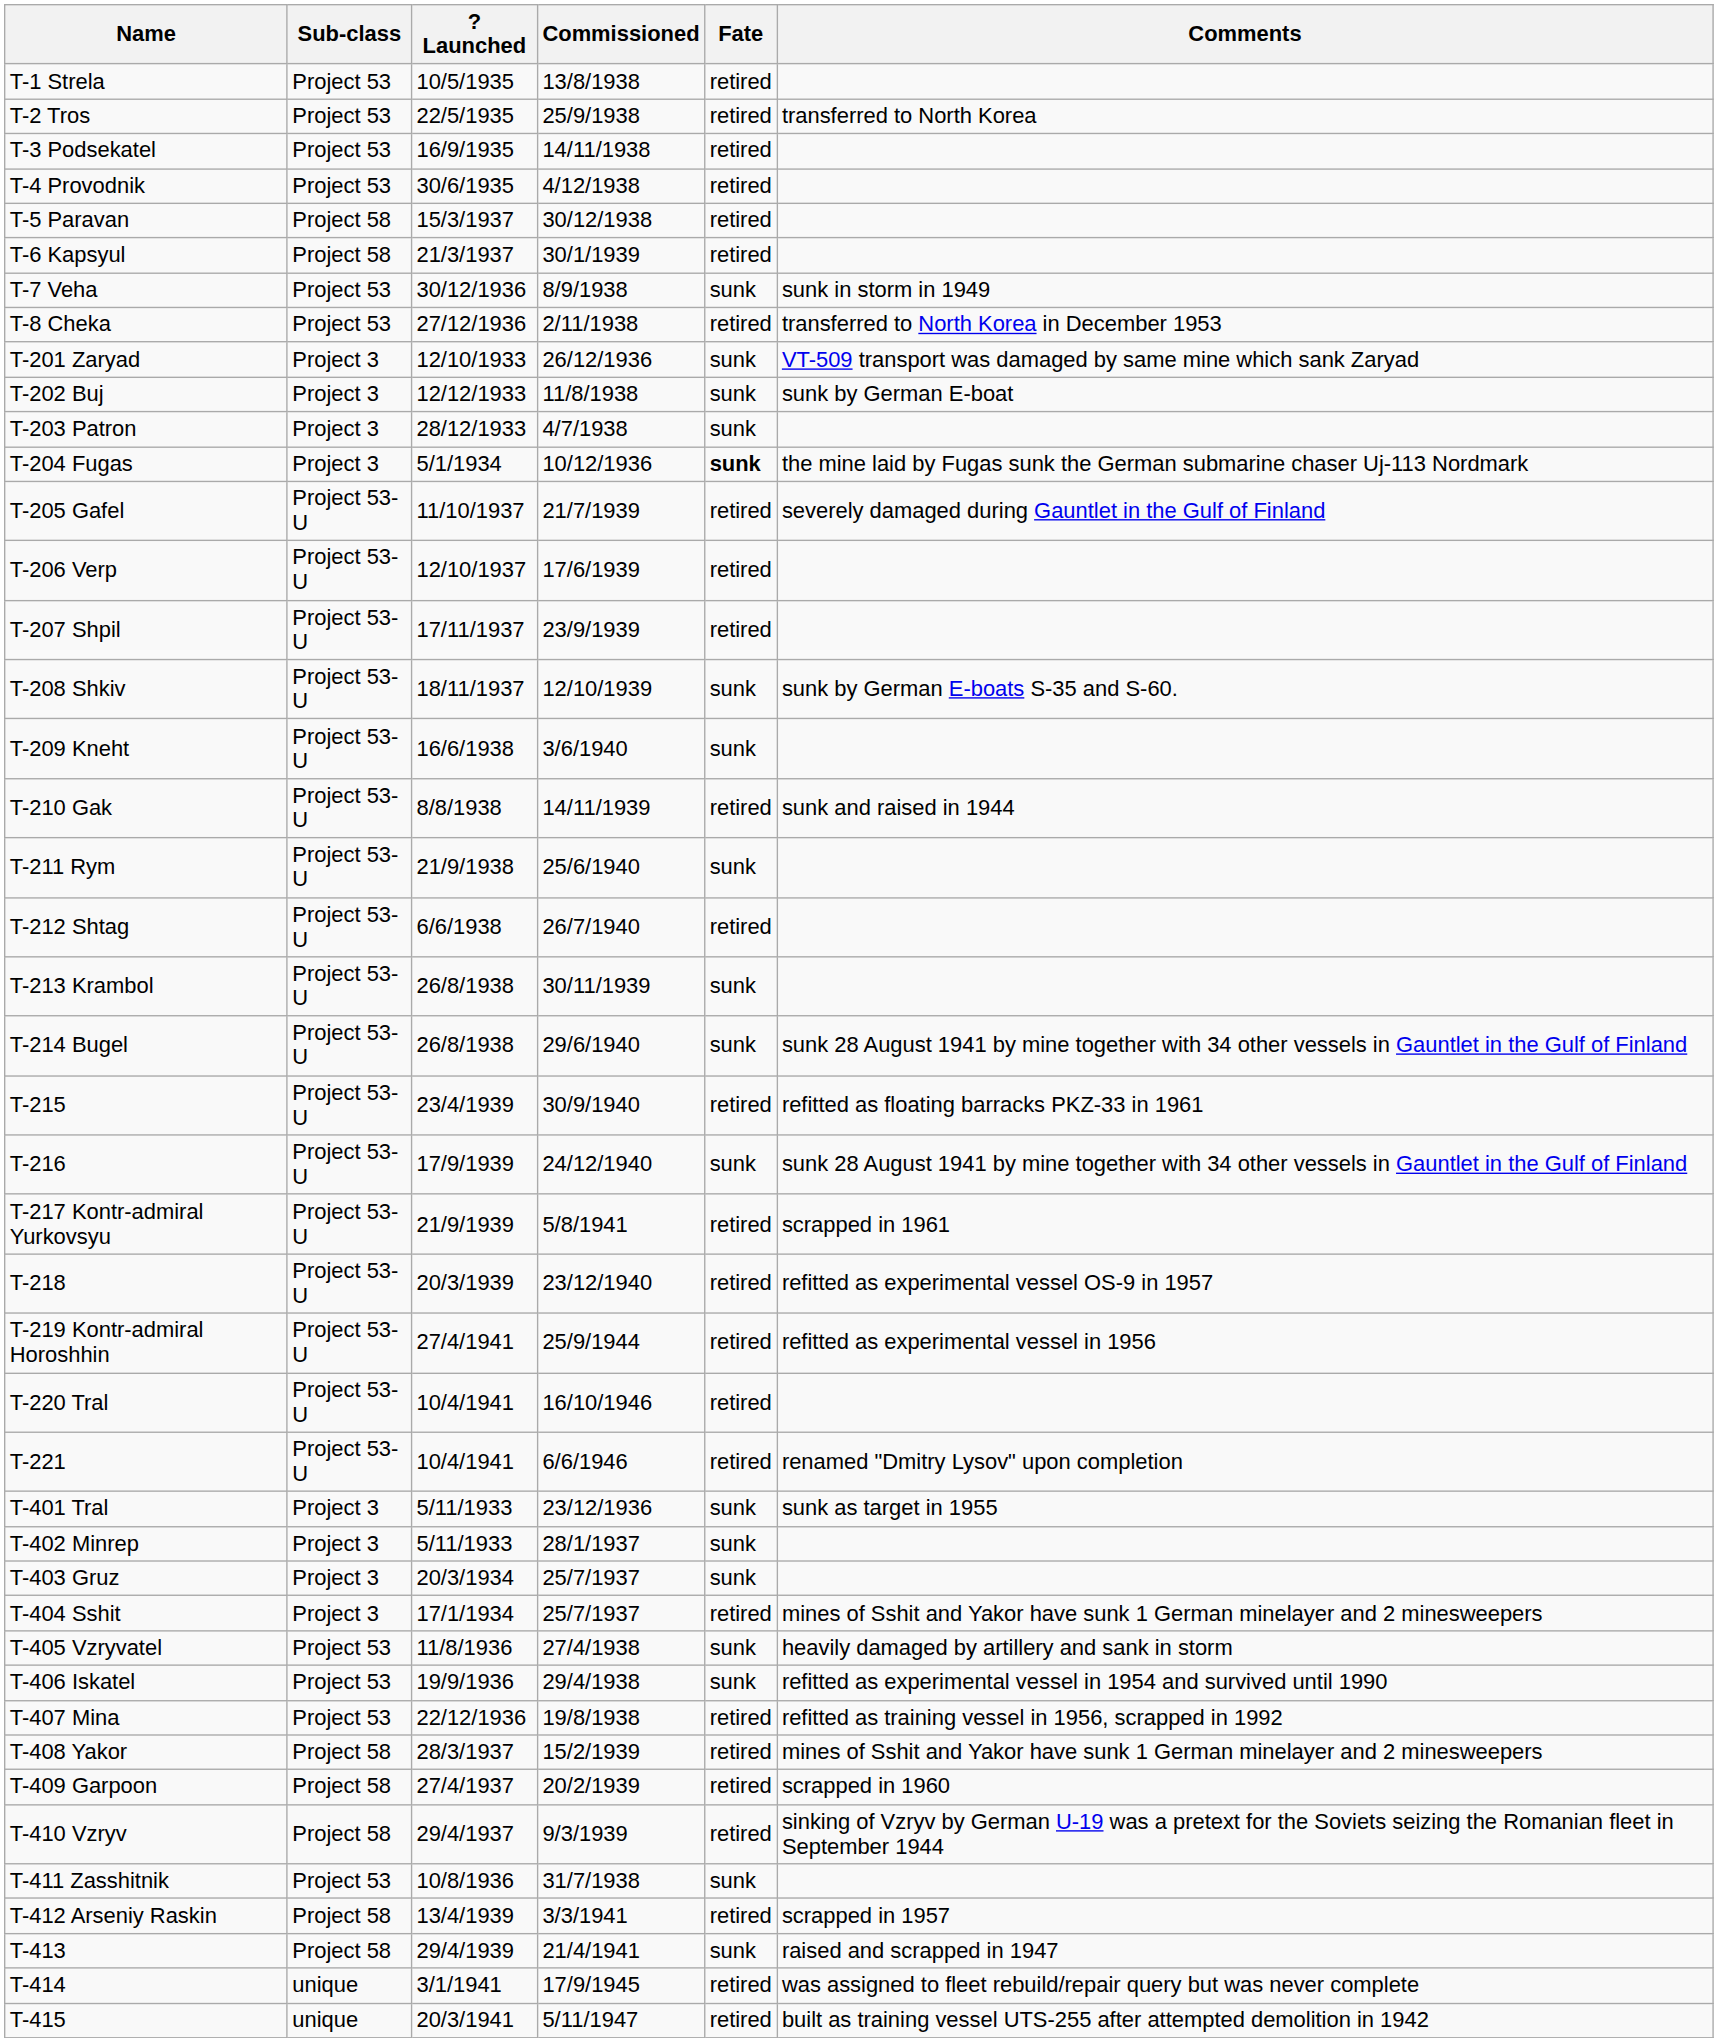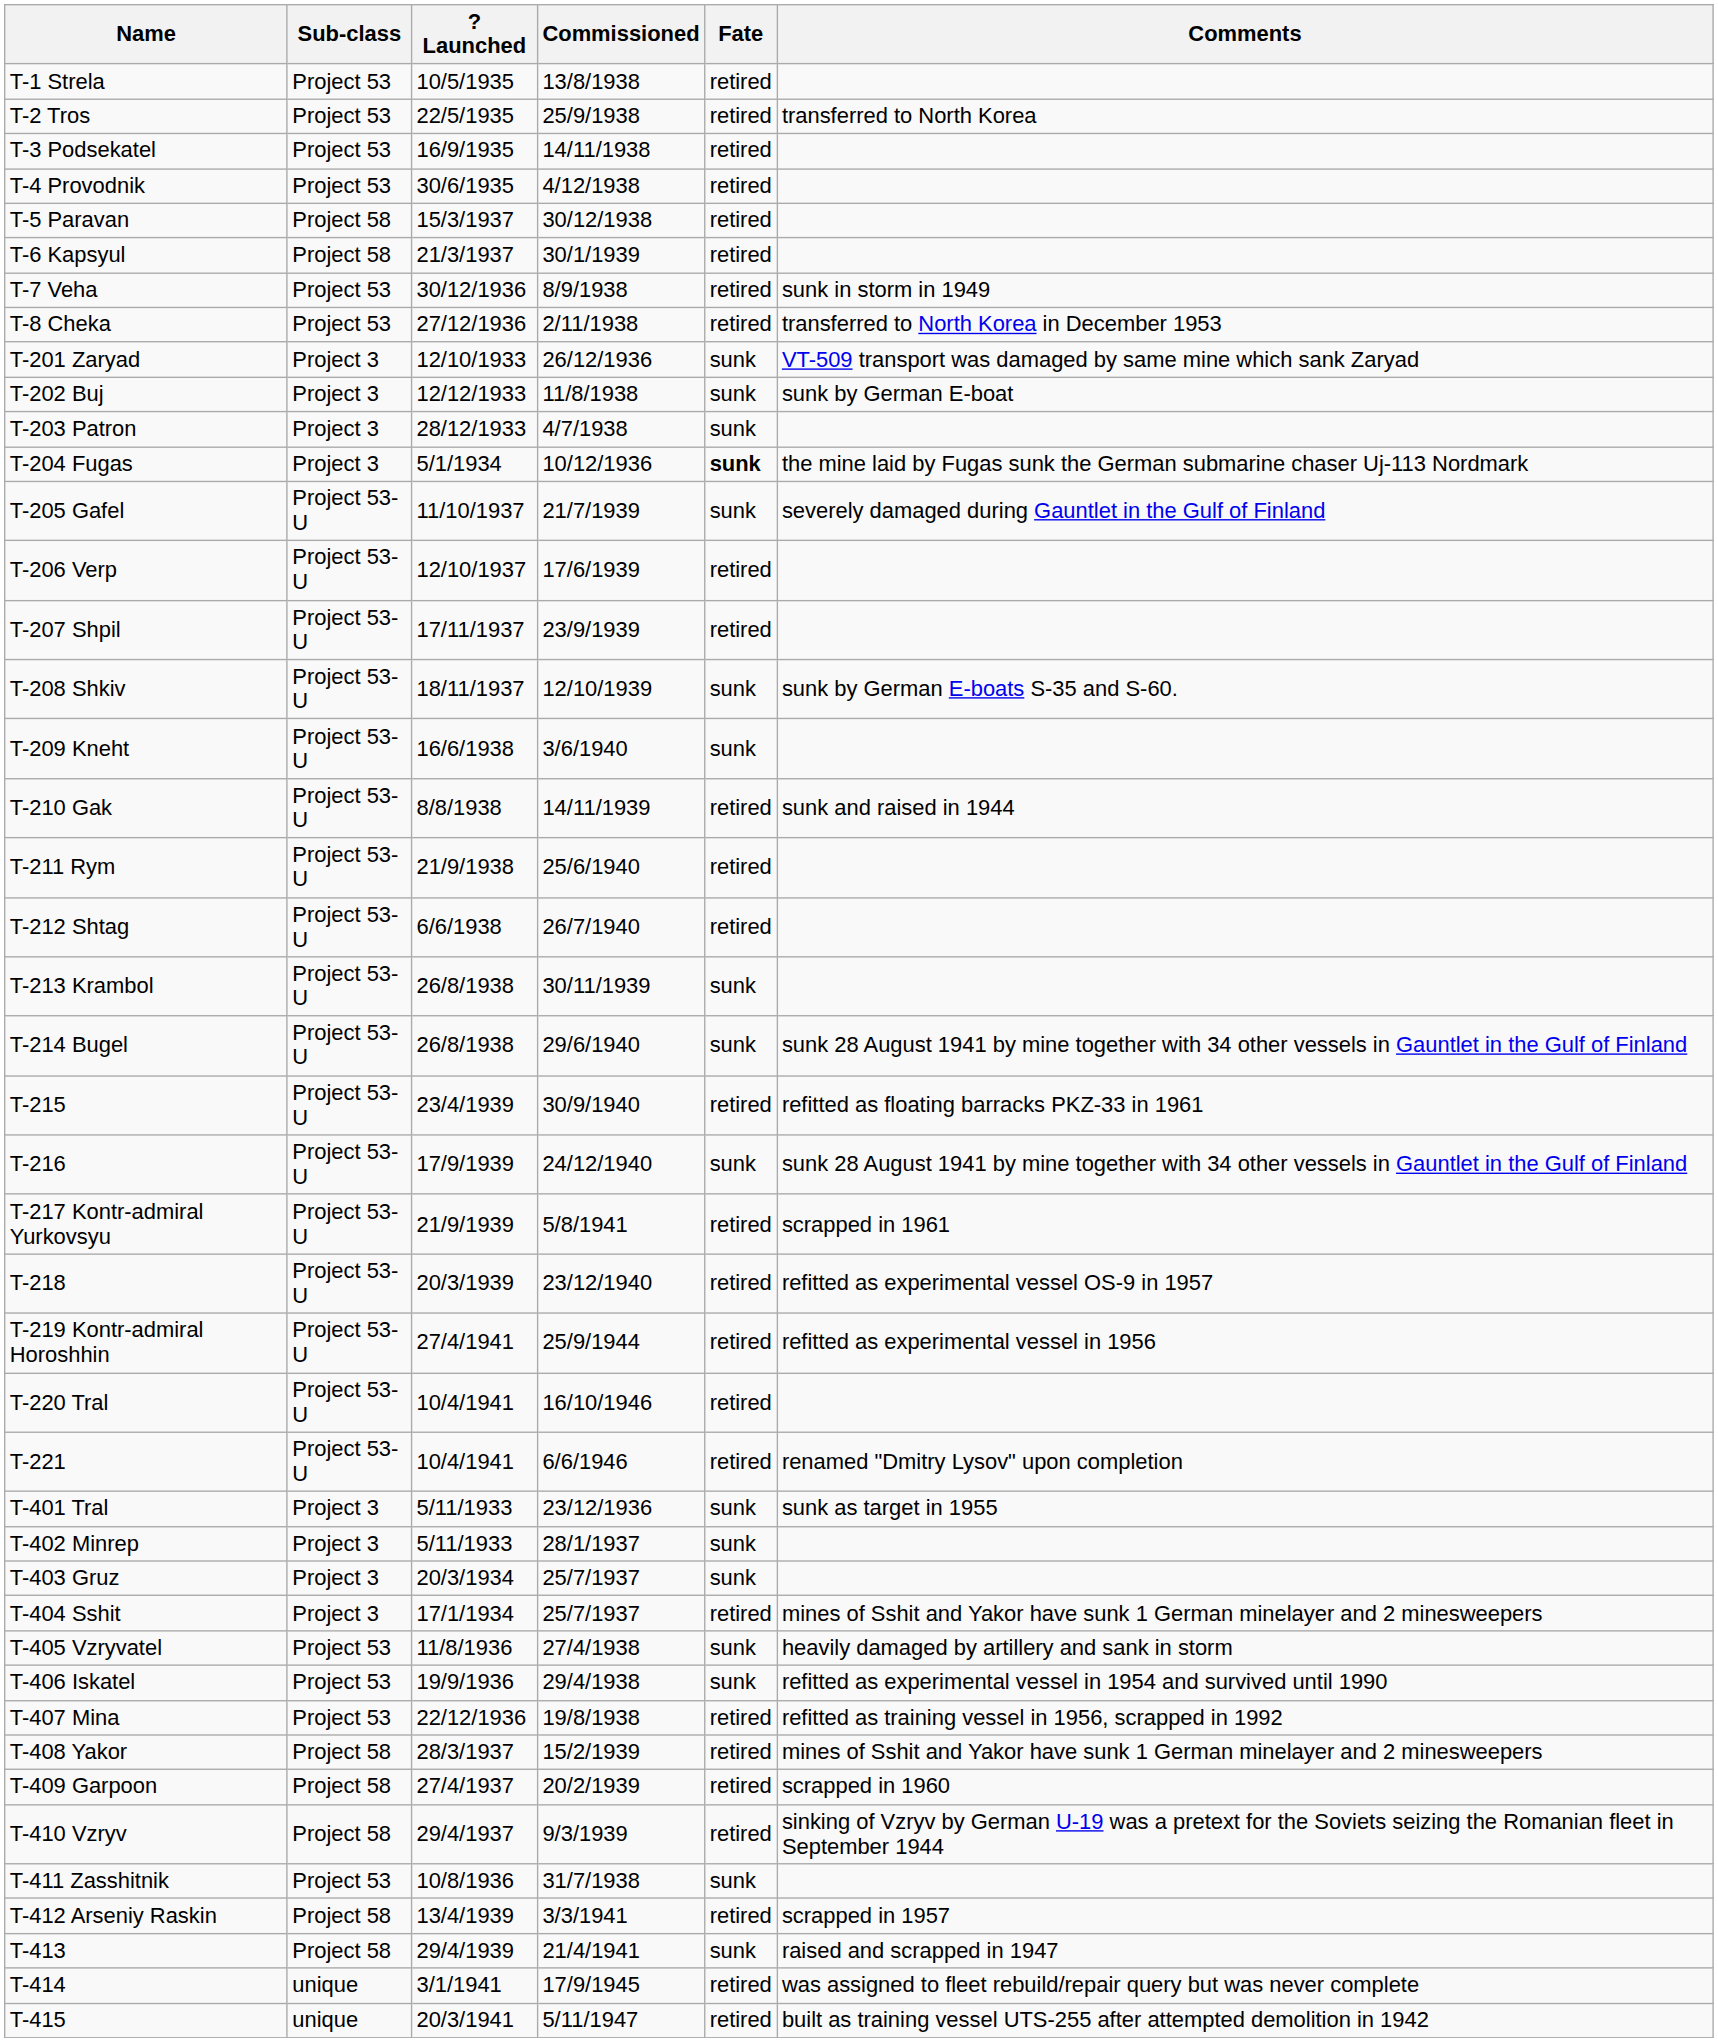(733, 289) sunk -> (741, 289) retired
(741, 510) retired -> (733, 510) sunk
(733, 867) sunk -> (741, 867) retired
